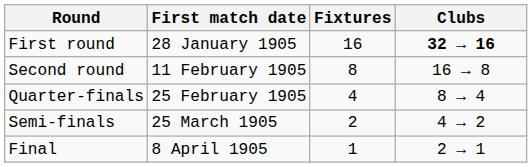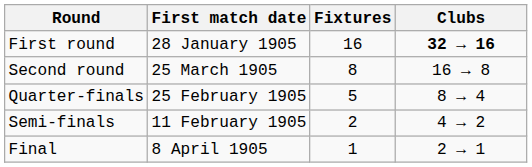(229, 70) 11 February 1905 -> (214, 70) 25 March 1905
(353, 97) 4 -> (353, 97) 5
(214, 123) 25 March 1905 -> (229, 123) 11 February 1905
